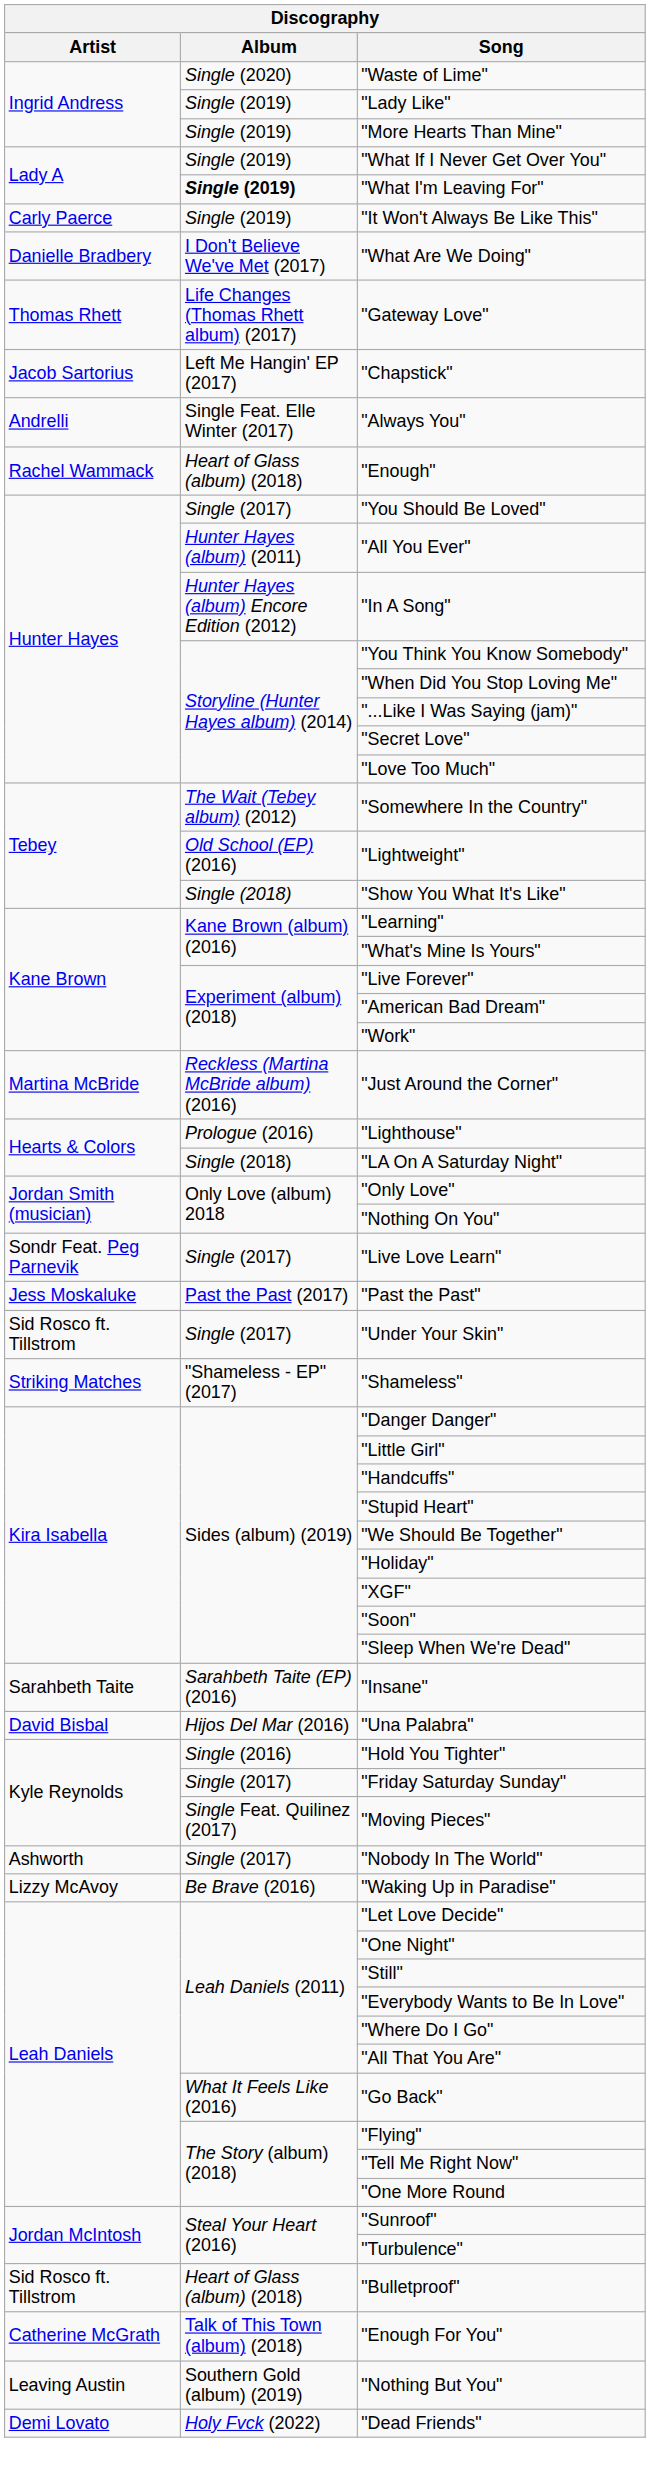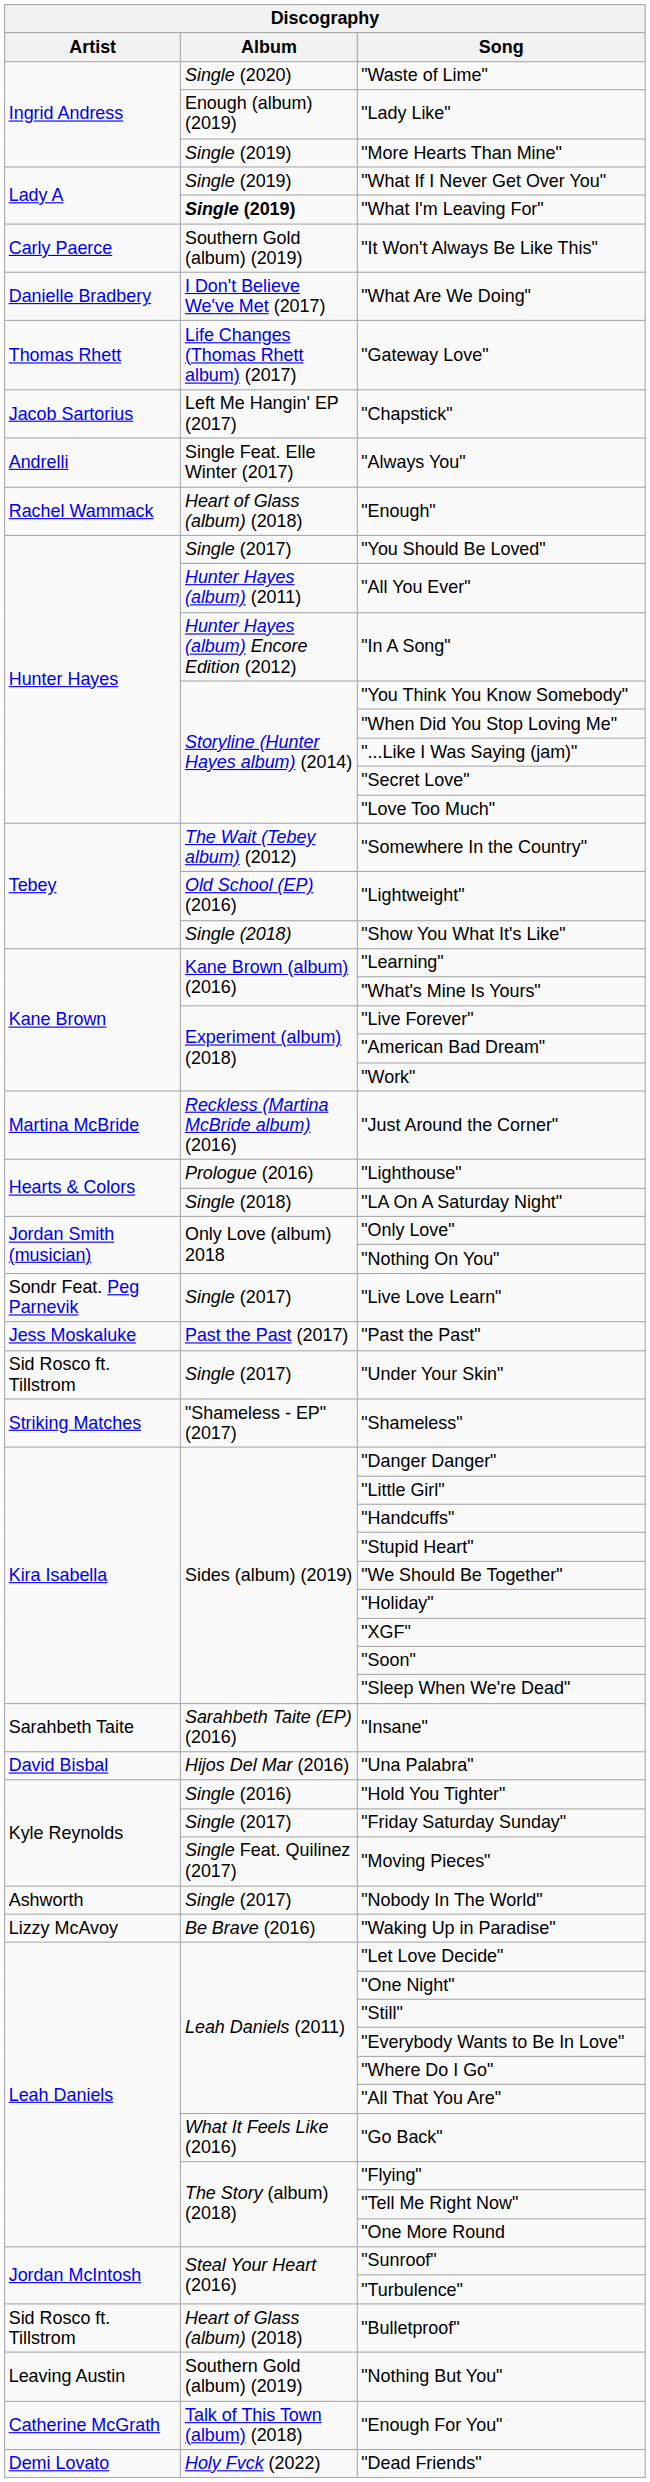(238, 103) Single (2019) -> (249, 114) Enough (album) (2019)
(238, 217) Single (2019) -> (244, 247) Southern Gold (album) (2019)
rows swapped: (432, 2336) <-> (432, 2384)
